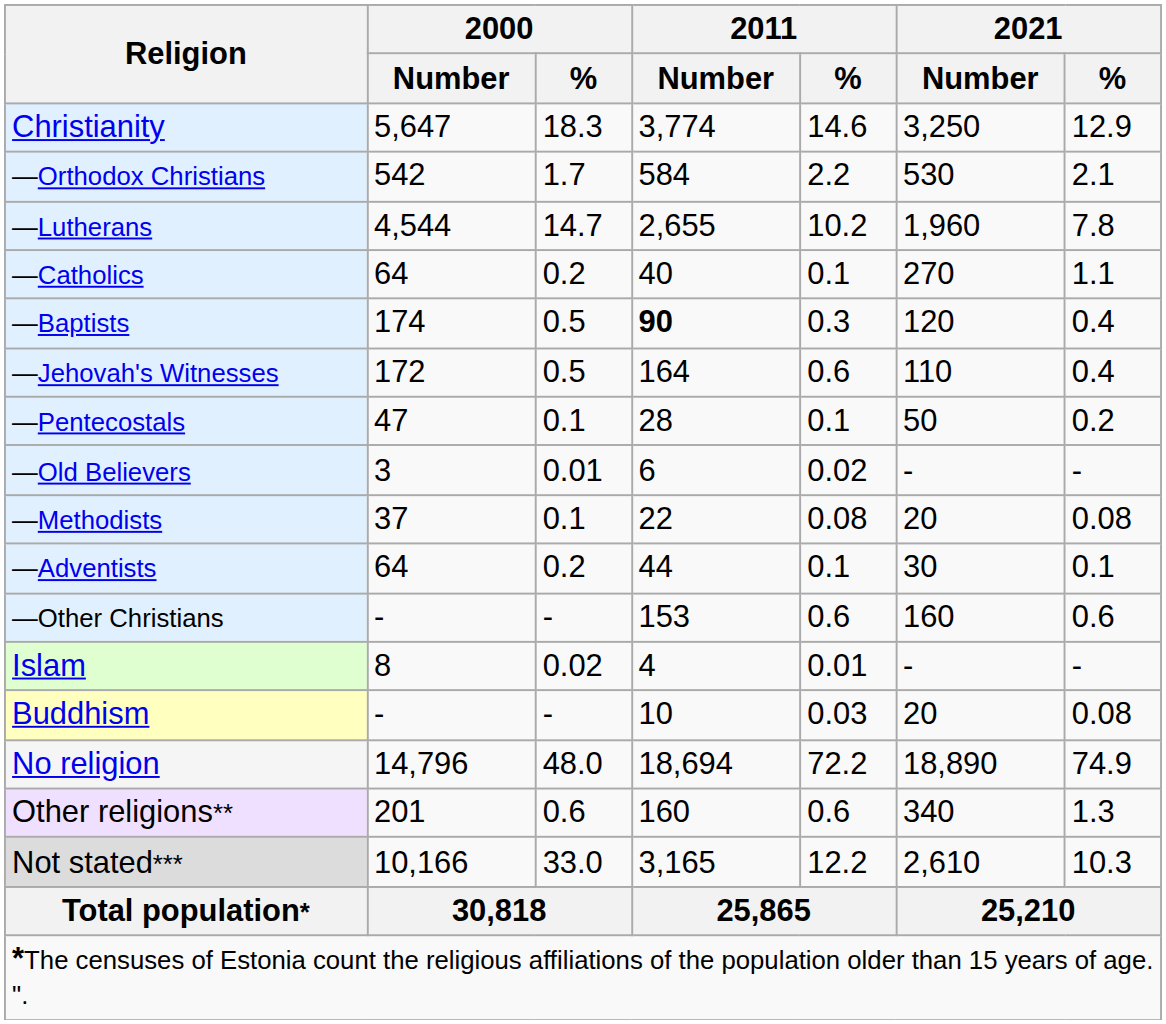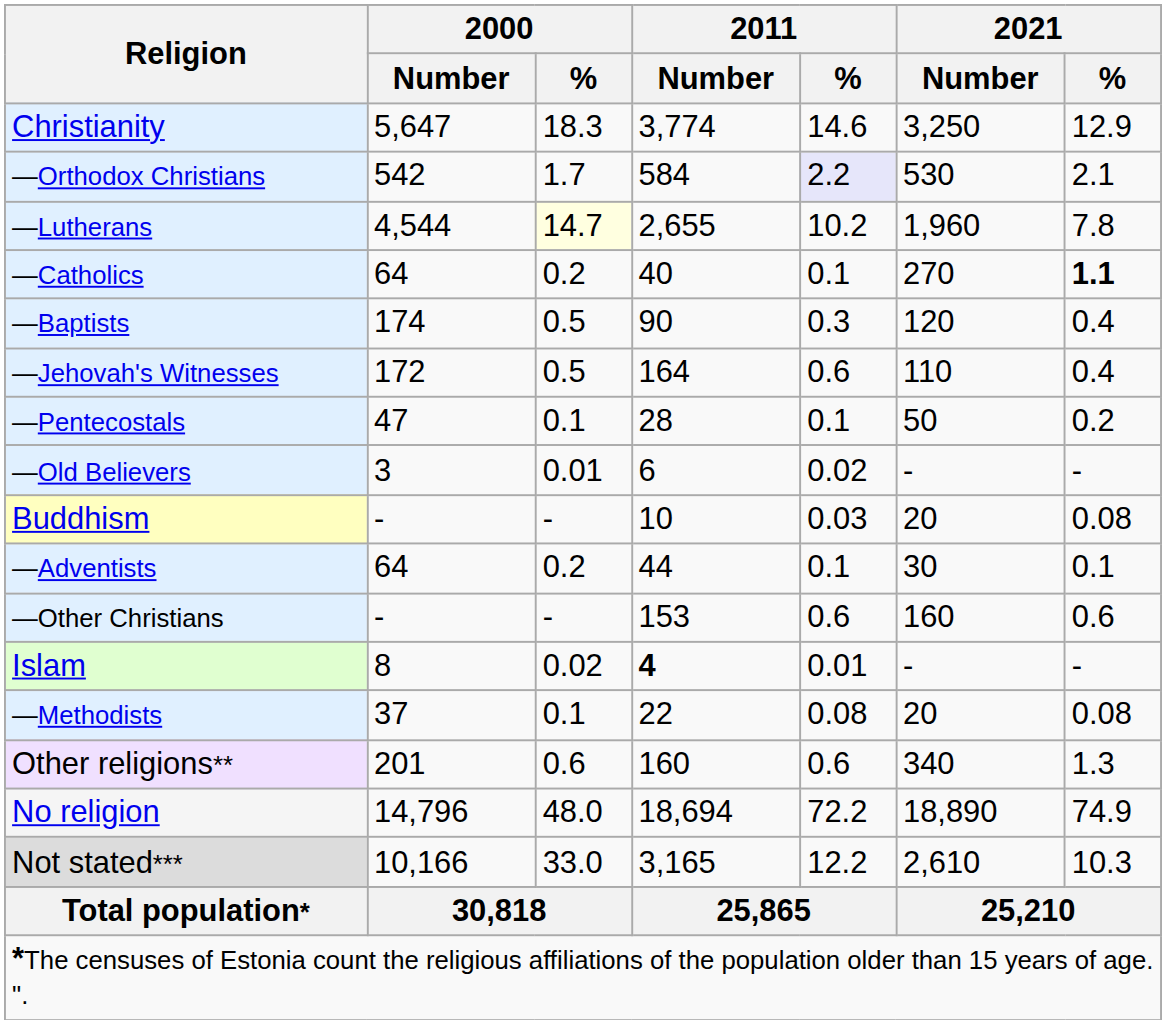(829, 175) no background -> (829, 175) lavender background
(573, 224) no background -> (573, 224) lightyellow background
(1093, 273) normal -> (1093, 273) bold
(656, 322) bold -> (656, 322) normal
rows swapped: (87, 520) <-> (81, 714)
(647, 665) normal -> (647, 665) bold
rows swapped: (122, 812) <-> (86, 763)
